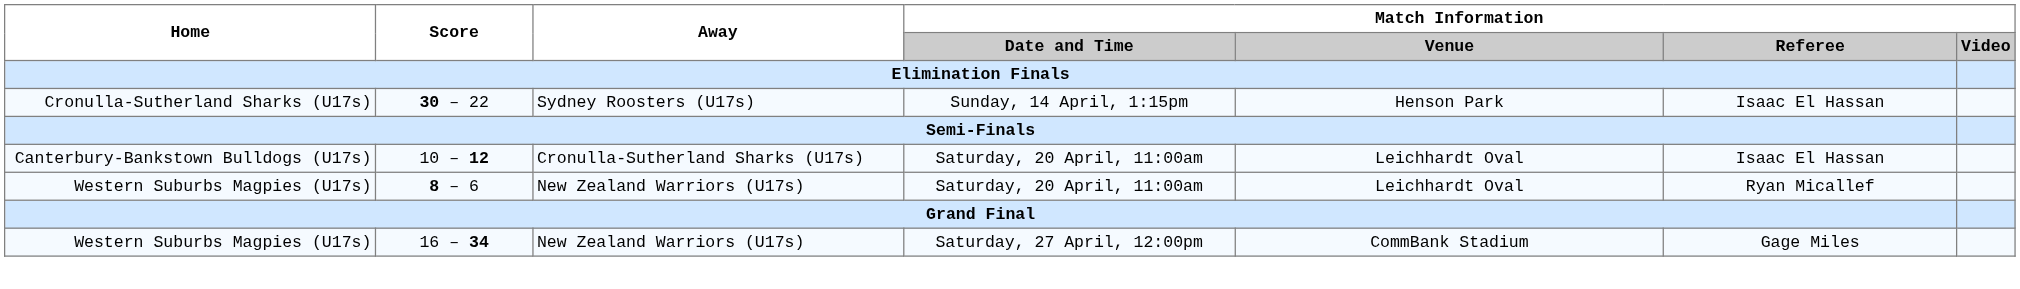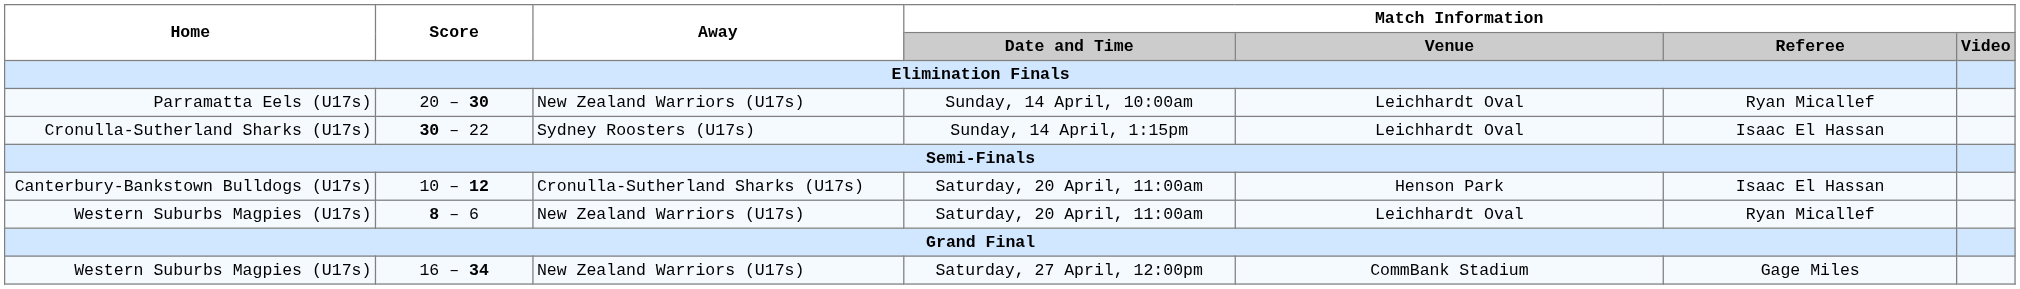+ row: (454, 102)
(1449, 102) Henson Park -> (1449, 130) Leichhardt Oval
(1449, 158) Leichhardt Oval -> (1449, 186) Henson Park
